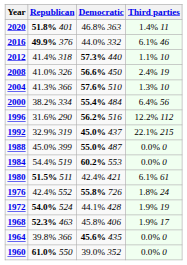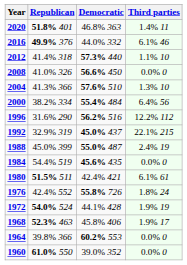(154, 72) 2.4% 19 -> (154, 72) 0.0% 0
(154, 147) 0.0% 0 -> (154, 147) 2.4% 19
(101, 162) 60.2% 553 -> (101, 162) 45.6% 435
(101, 237) 45.6% 435 -> (101, 237) 60.2% 553
